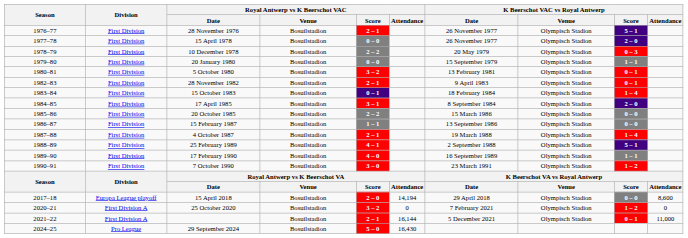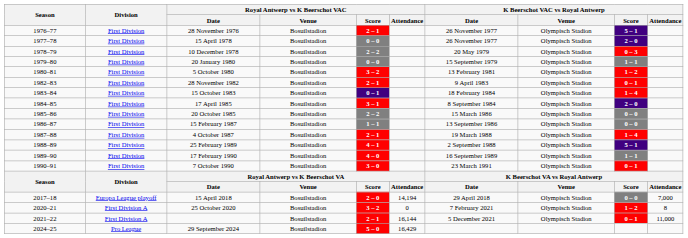(631, 72) 0 – 1 -> (631, 72) 1 – 2
(631, 166) 1 – 2 -> (631, 166) 0 – 1
(665, 197) 8,600 -> (665, 197) 7,000
(665, 208) 0 -> (665, 208) 8
(407, 228) 16,430 -> (407, 228) 16,429
